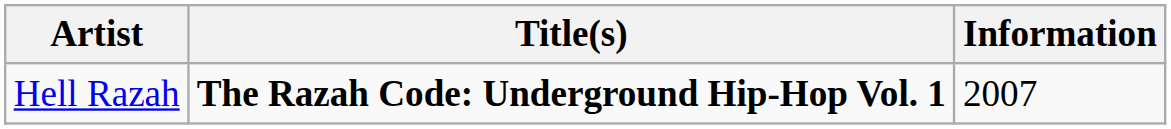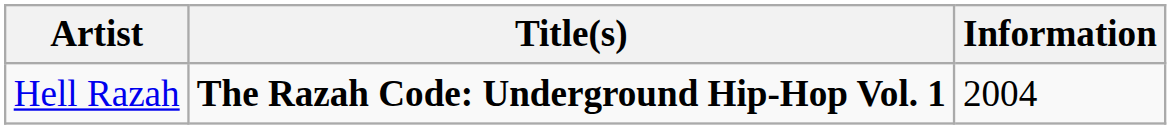(1000, 92) 2007 -> (1000, 92) 2004
